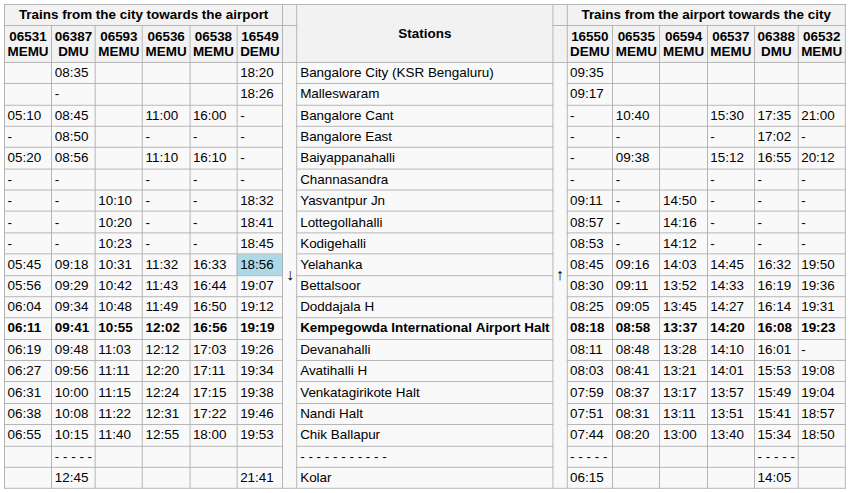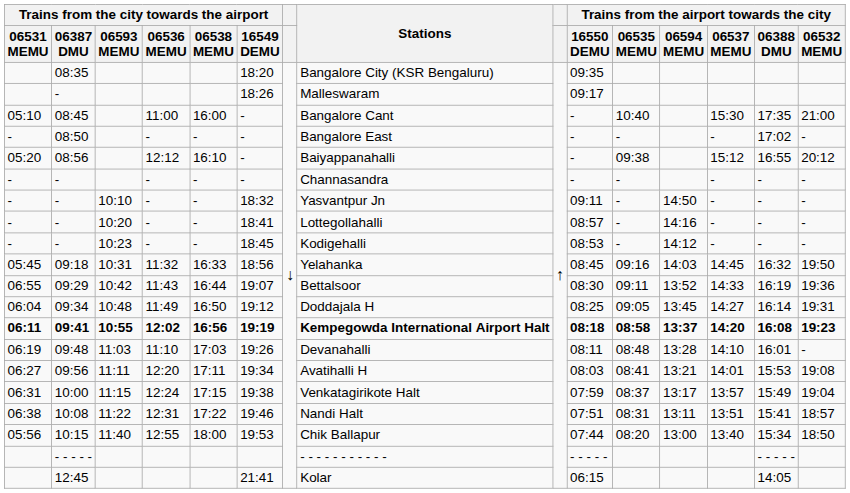(162, 158) 11:10 -> (162, 158) 12:12
(257, 264) lightblue background -> (257, 264) no background
(24, 286) 05:56 -> (24, 286) 06:55
(162, 350) 12:12 -> (162, 350) 11:10
(24, 435) 06:55 -> (24, 435) 05:56
